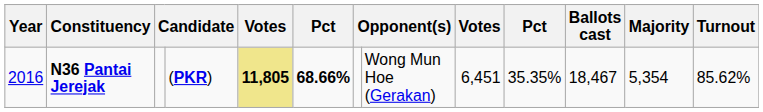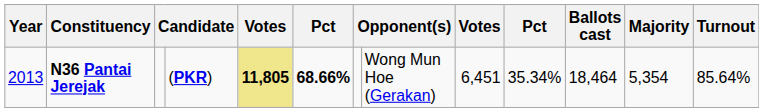(26, 77) 2016 -> (26, 77) 2013
(535, 77) 35.35% -> (535, 77) 35.34%
(593, 77) 18,467 -> (593, 77) 18,464
(723, 77) 85.62% -> (723, 77) 85.64%
